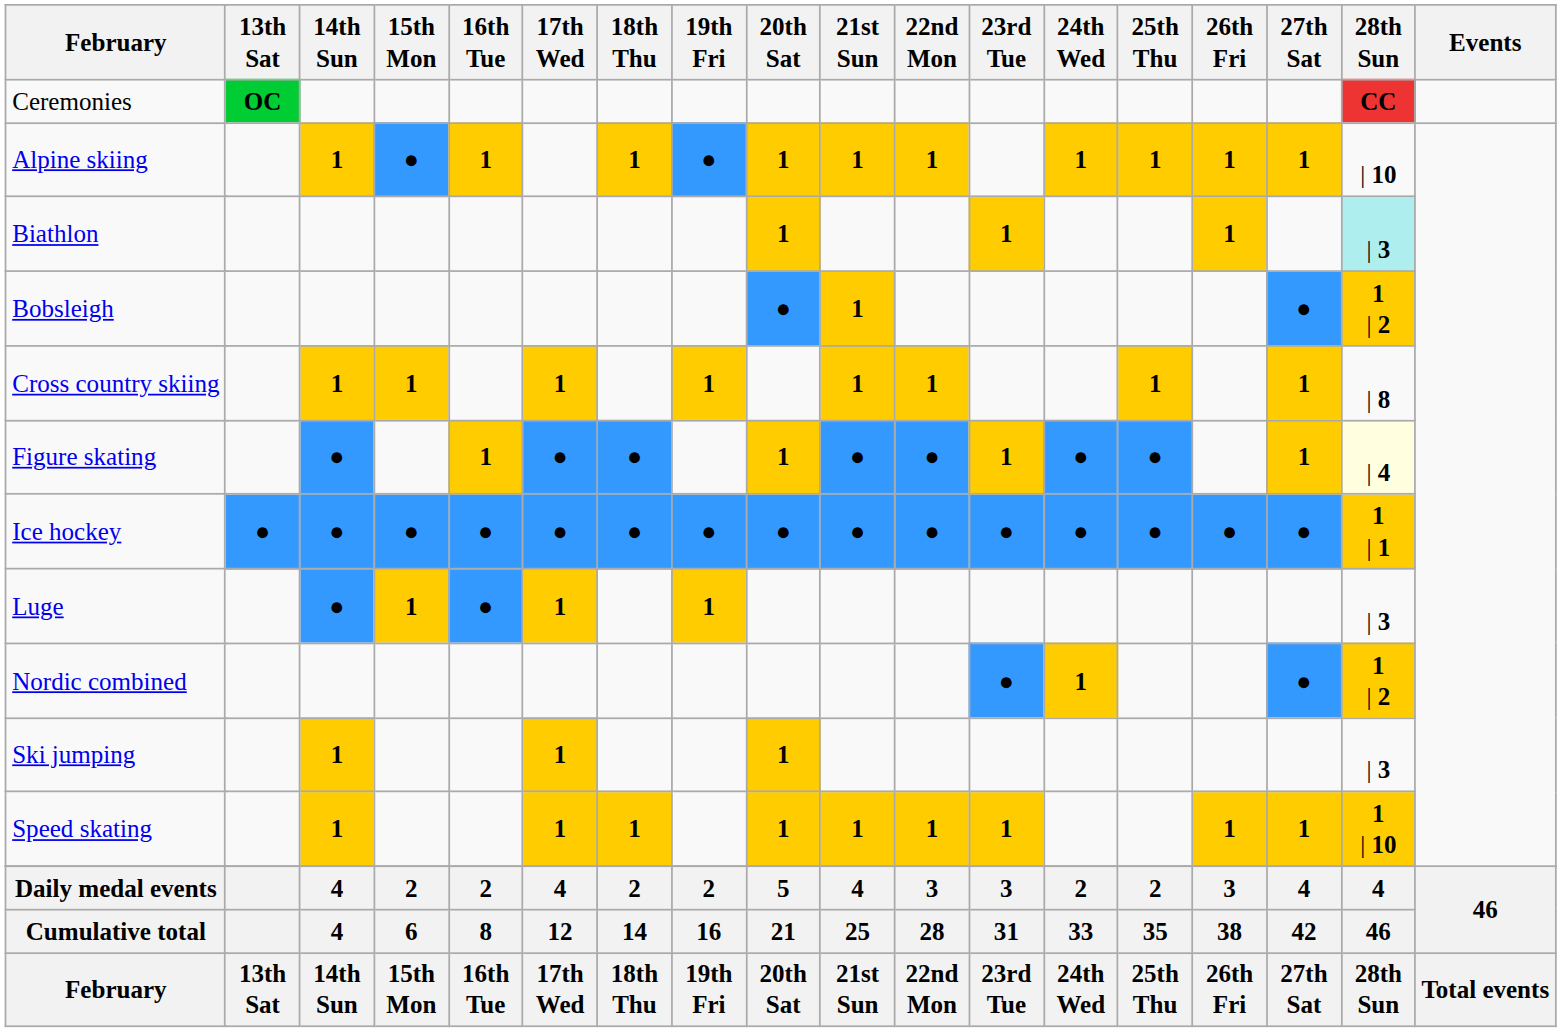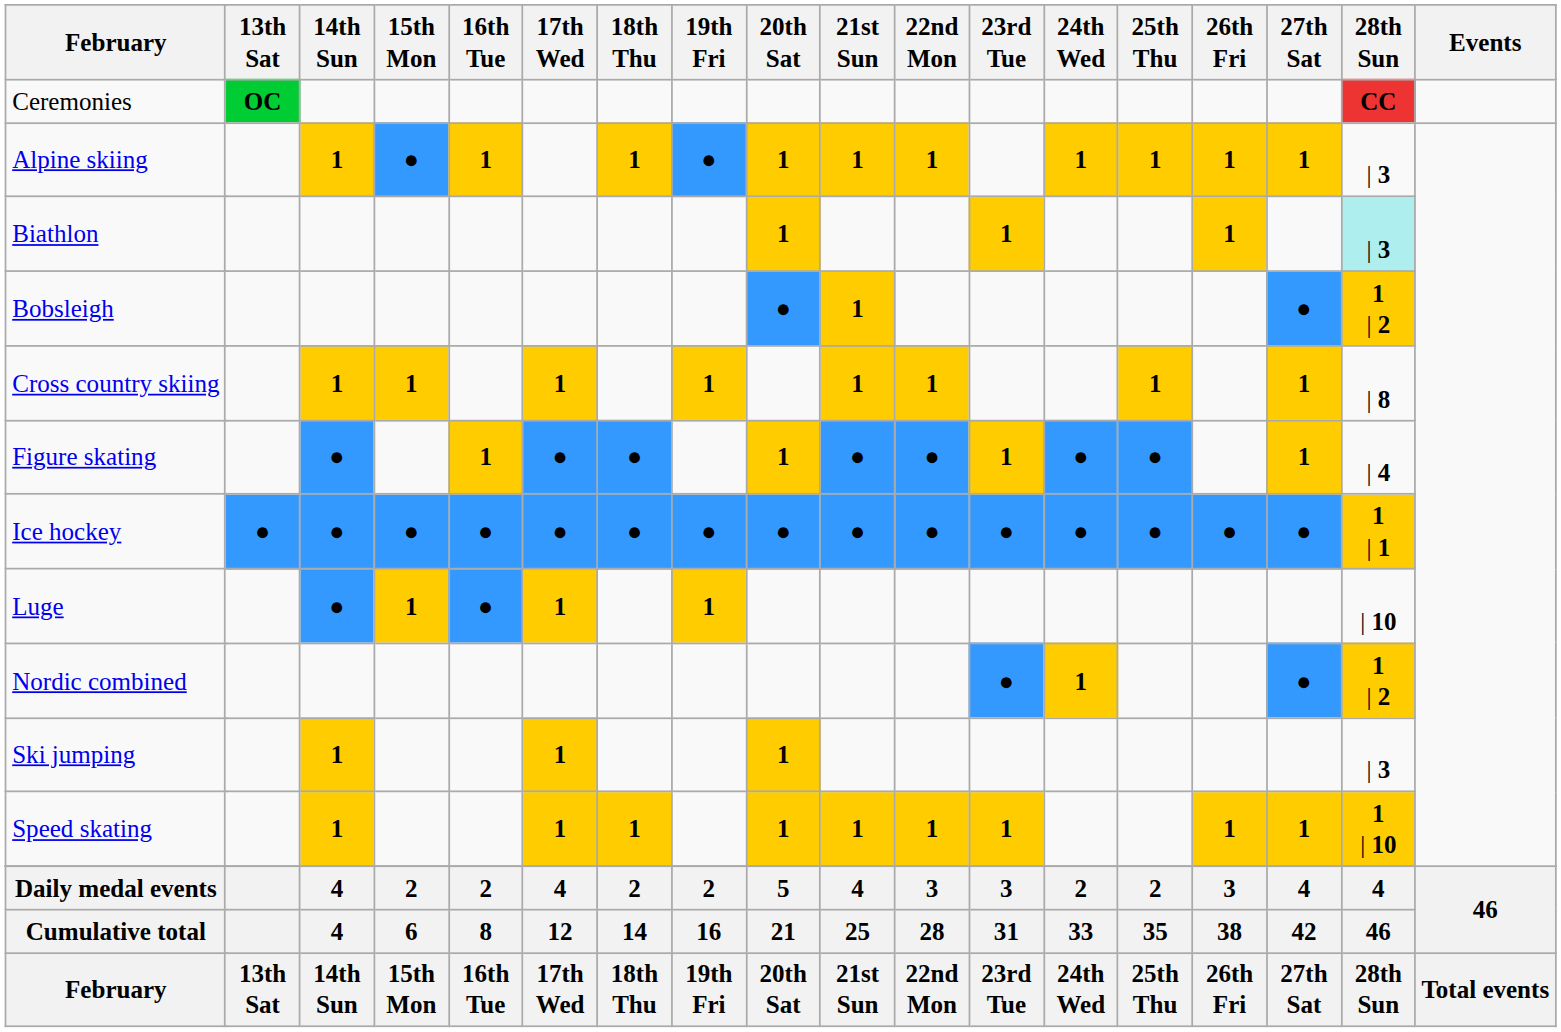(1378, 175) | 10 -> (1378, 175) | 3
(1378, 473) lightyellow background -> (1378, 473) no background
(1378, 621) | 3 -> (1378, 621) | 10
